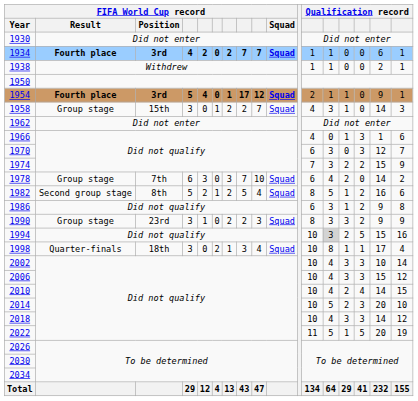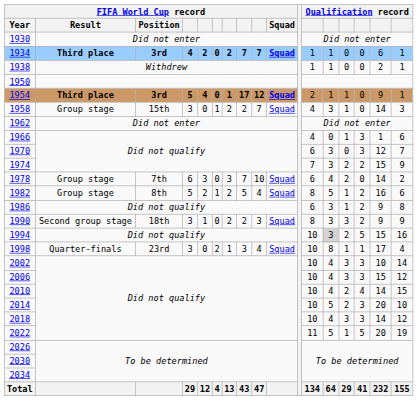(85, 53) Fourth place -> (85, 53) Third place
(85, 95) Fourth place -> (85, 95) Third place
(85, 193) Second group stage -> (85, 193) Group stage
(85, 221) Group stage -> (85, 221) Second group stage
(159, 221) 23rd -> (159, 221) 18th
(159, 249) 18th -> (159, 249) 23rd
